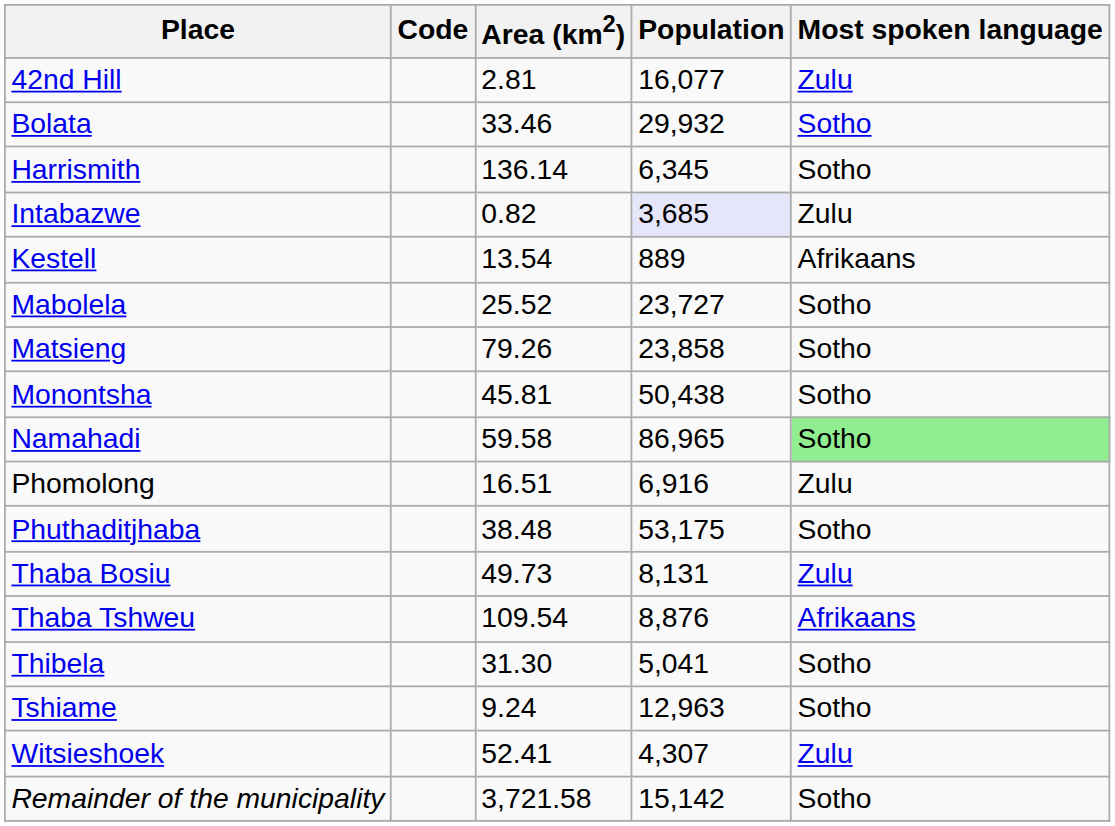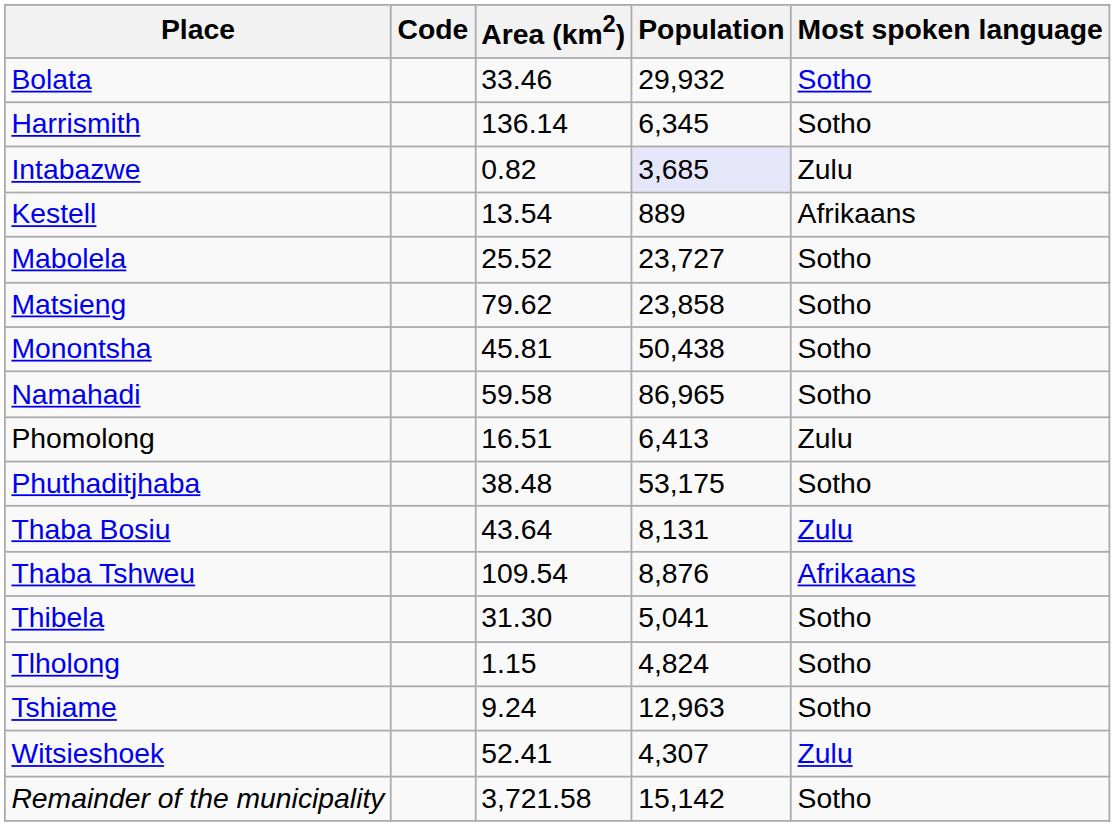- row: (67, 79)
(517, 349) 79.26 -> (517, 304) 79.62
(835, 438) lightgreen background -> (835, 393) no background
(674, 483) 6,916 -> (674, 438) 6,413
(517, 573) 49.73 -> (517, 528) 43.64
+ row: (66, 663)
